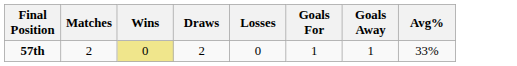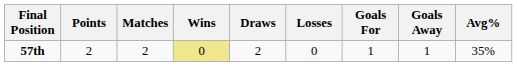+ column: (89, 22)
(427, 51) 33% -> (483, 51) 35%
